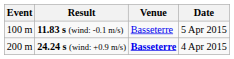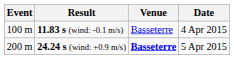(204, 29) 5 Apr 2015 -> (204, 29) 4 Apr 2015
(204, 46) 4 Apr 2015 -> (204, 46) 5 Apr 2015
